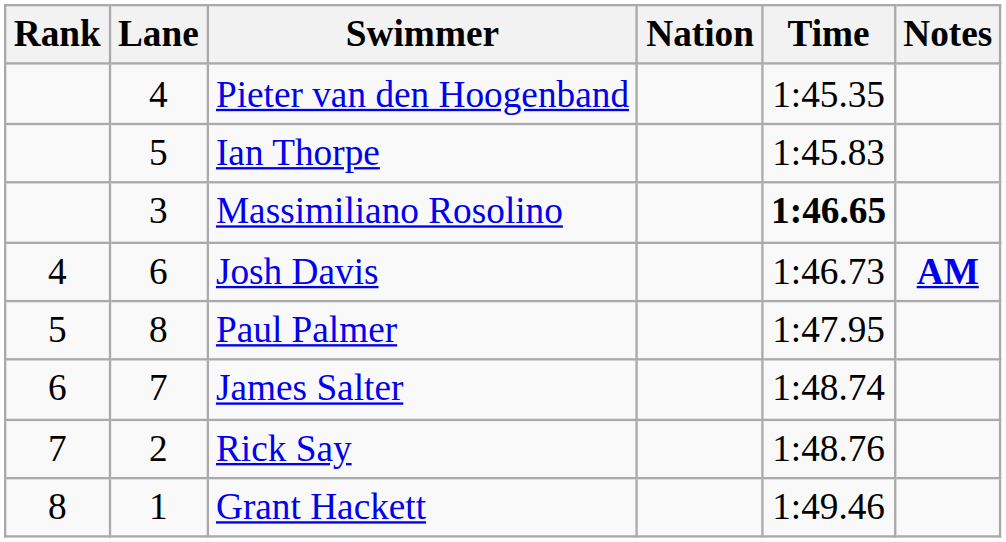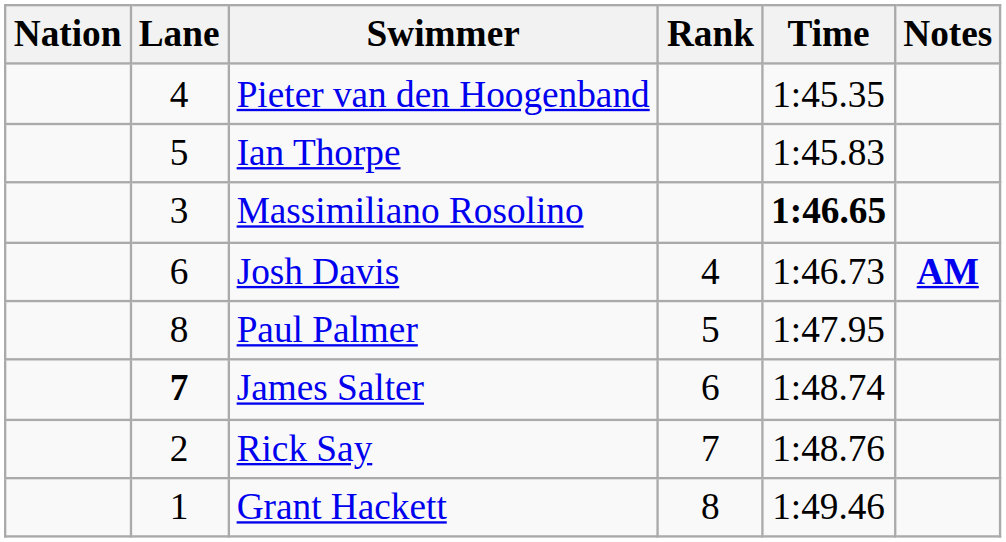columns swapped: (57, 34) <-> (700, 34)
(158, 388) normal -> (179, 388) bold
